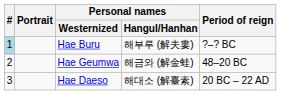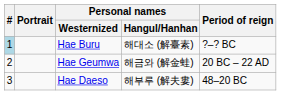(159, 45) 해부루 (解夫婁) -> (159, 45) 해대소 (解臺素)
(225, 63) 48–20 BC -> (236, 63) 20 BC – 22 AD
(159, 80) 해대소 (解臺素) -> (159, 80) 해부루 (解夫婁)
(236, 81) 20 BC – 22 AD -> (225, 81) 48–20 BC
